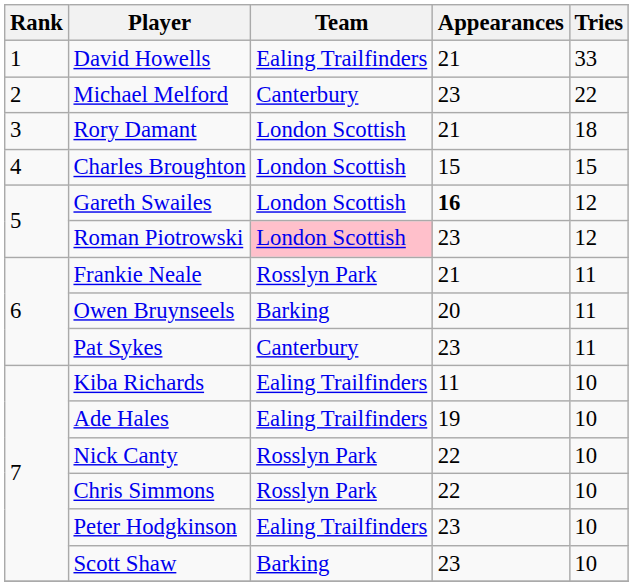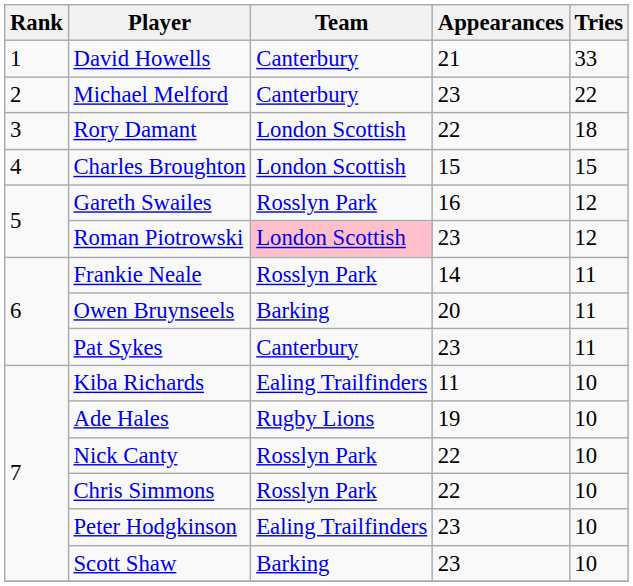(342, 58) Ealing Trailfinders -> (307, 58) Canterbury
(449, 130) 21 -> (449, 130) 22
(331, 202) London Scottish -> (317, 202) Rosslyn Park
(449, 202) bold -> (449, 202) normal
(449, 274) 21 -> (449, 274) 14
(342, 418) Ealing Trailfinders -> (315, 418) Rugby Lions
